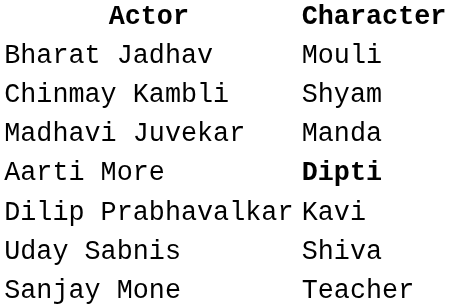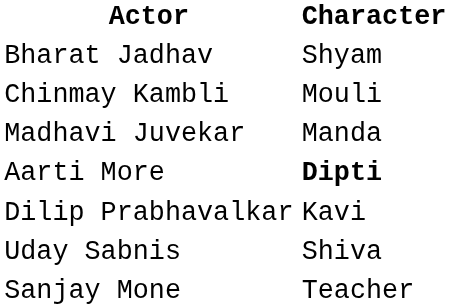(342, 56) Mouli -> (342, 56) Shyam
(342, 95) Shyam -> (342, 95) Mouli
